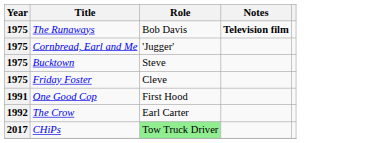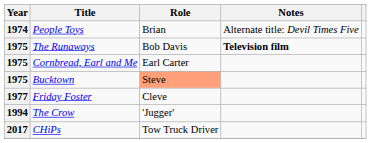+ row: (58, 29)
(158, 46) 'Jugger' -> (166, 63) Earl Carter
(154, 63) no background -> (154, 79) lightsalmon background
(17, 79) 1975 -> (17, 96) 1977
- row: (65, 96)
(17, 113) 1992 -> (17, 113) 1994
(166, 113) Earl Carter -> (158, 113) 'Jugger'
(180, 130) lightgreen background -> (180, 130) no background
